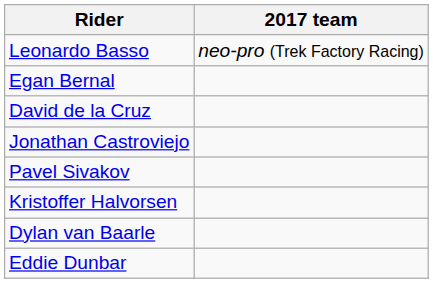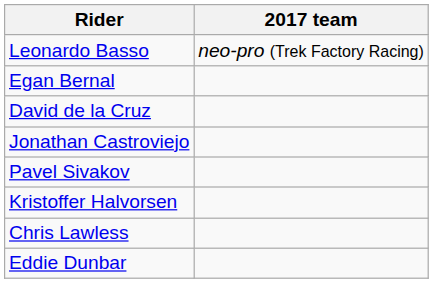+ row: (69, 232)
- row: (82, 232)
